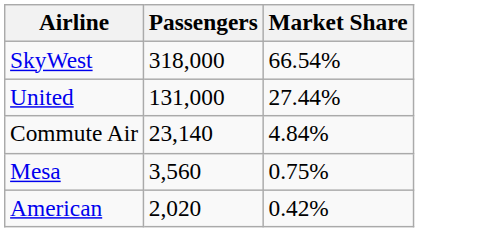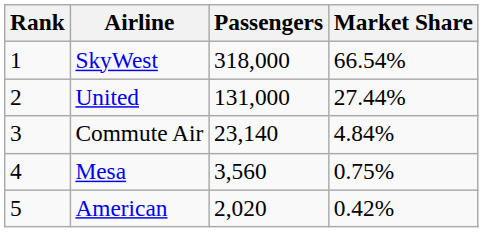+ column: (37, 23)
